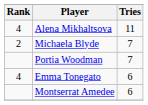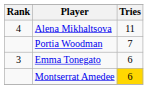- row: (67, 44)
(18, 76) 4 -> (18, 60) 3
(130, 92) no background -> (130, 76) gold background
